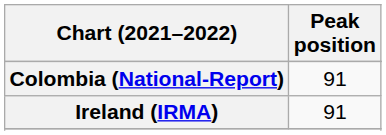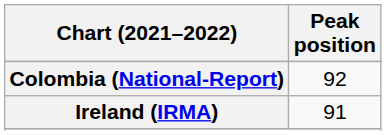(335, 78) 91 -> (335, 78) 92
